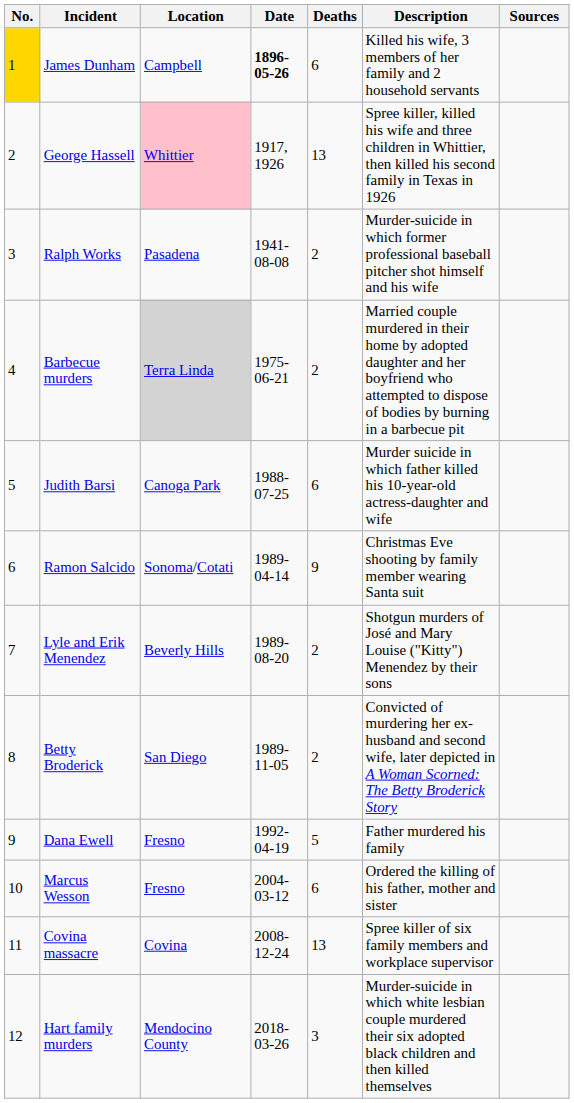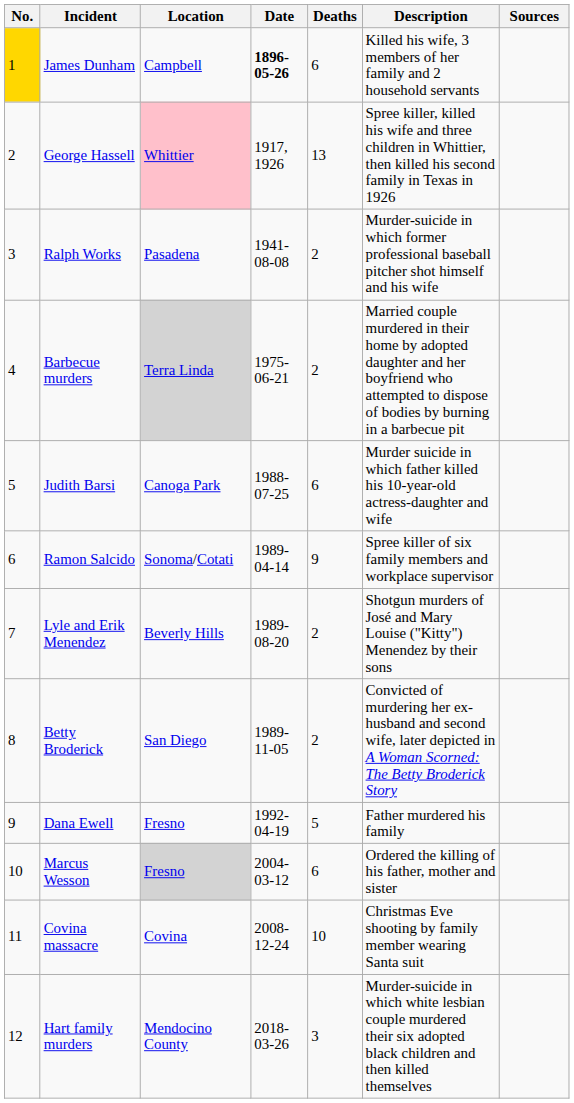(422, 568) Christmas Eve shooting by family member wearing Santa suit -> (429, 559) Spree killer of six family members and workplace supervisor
(164, 888) no background -> (164, 871) lightgrey background
(319, 945) 13 -> (319, 937) 10
(429, 945) Spree killer of six family members and workplace supervisor -> (422, 937) Christmas Eve shooting by family member wearing Santa suit
